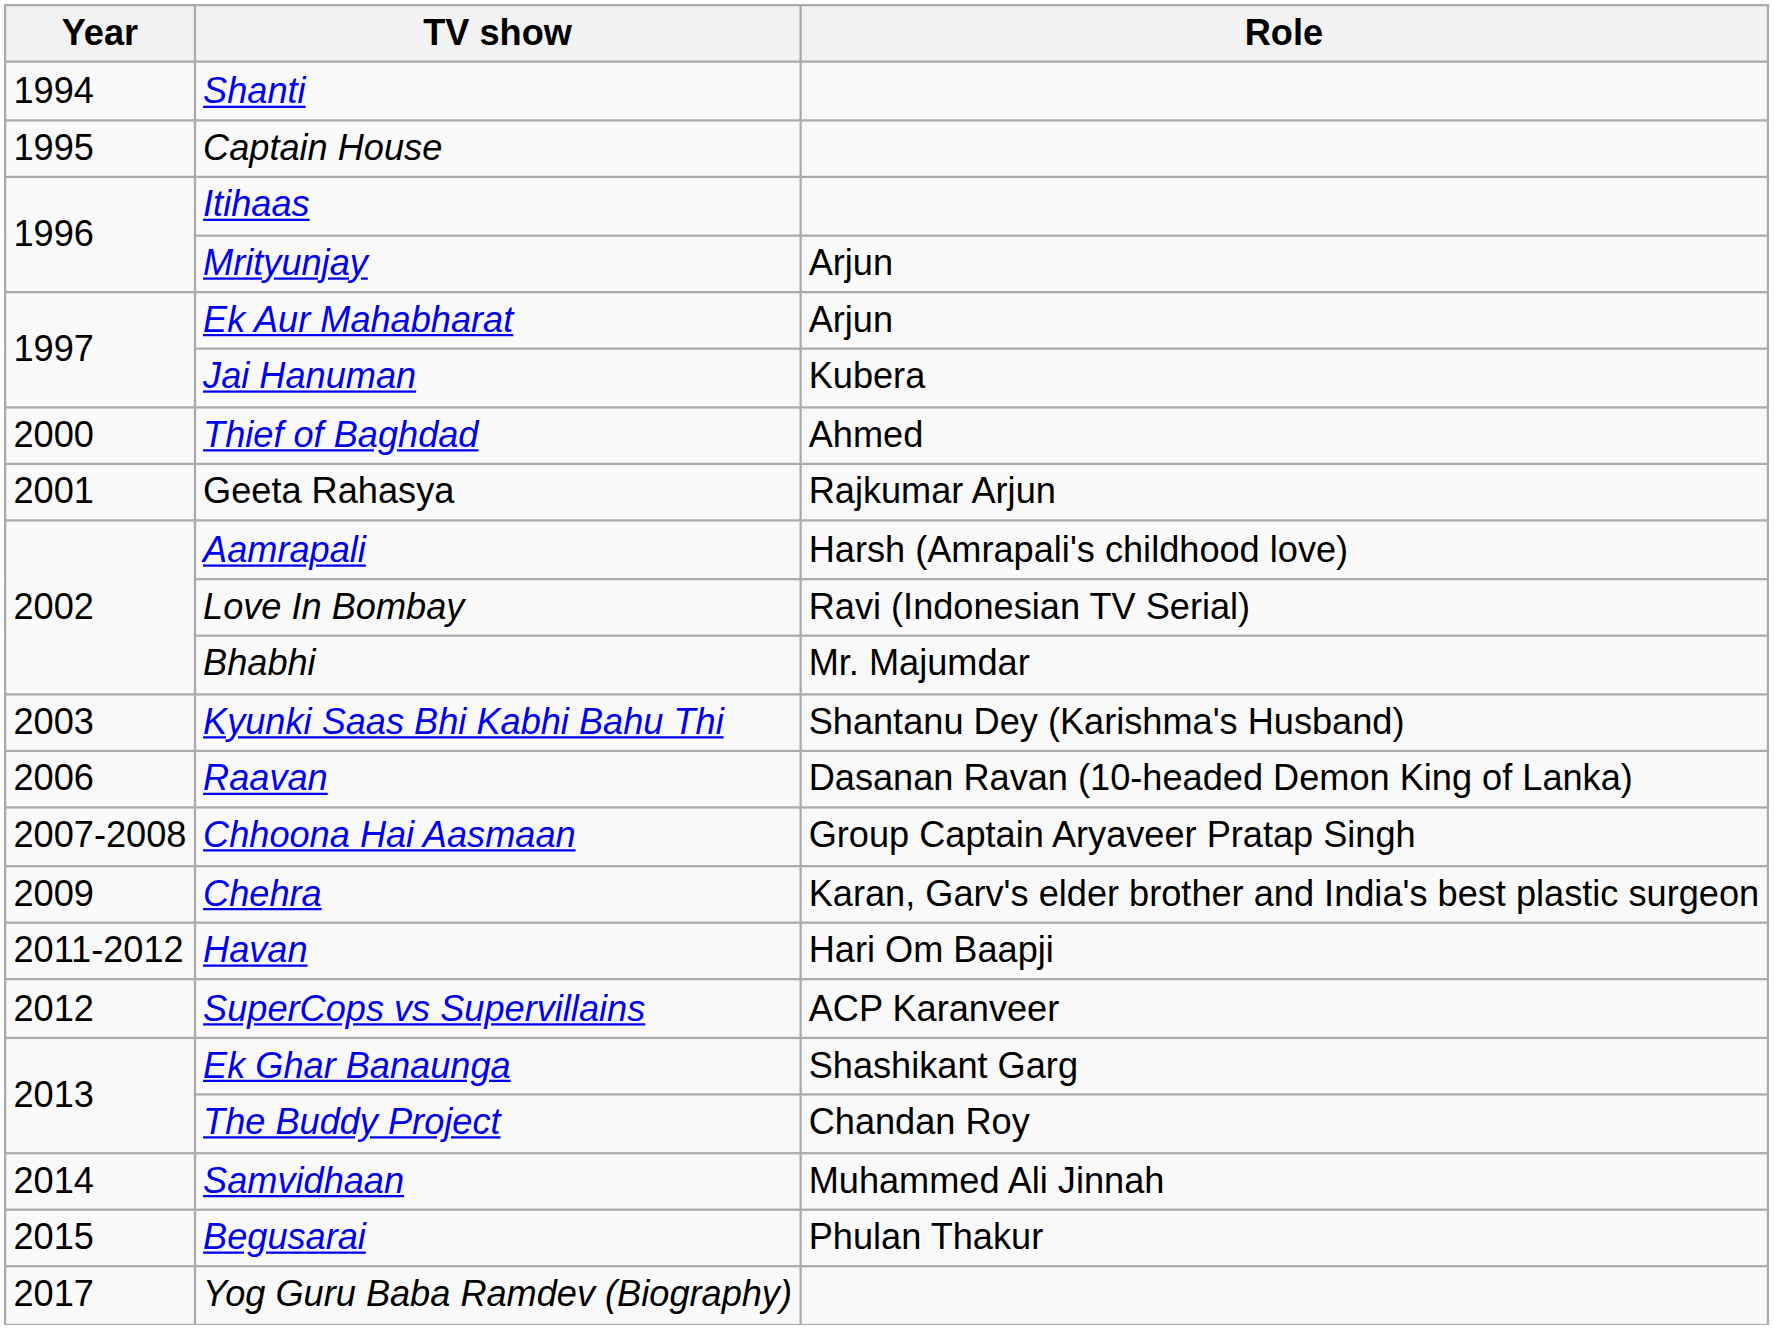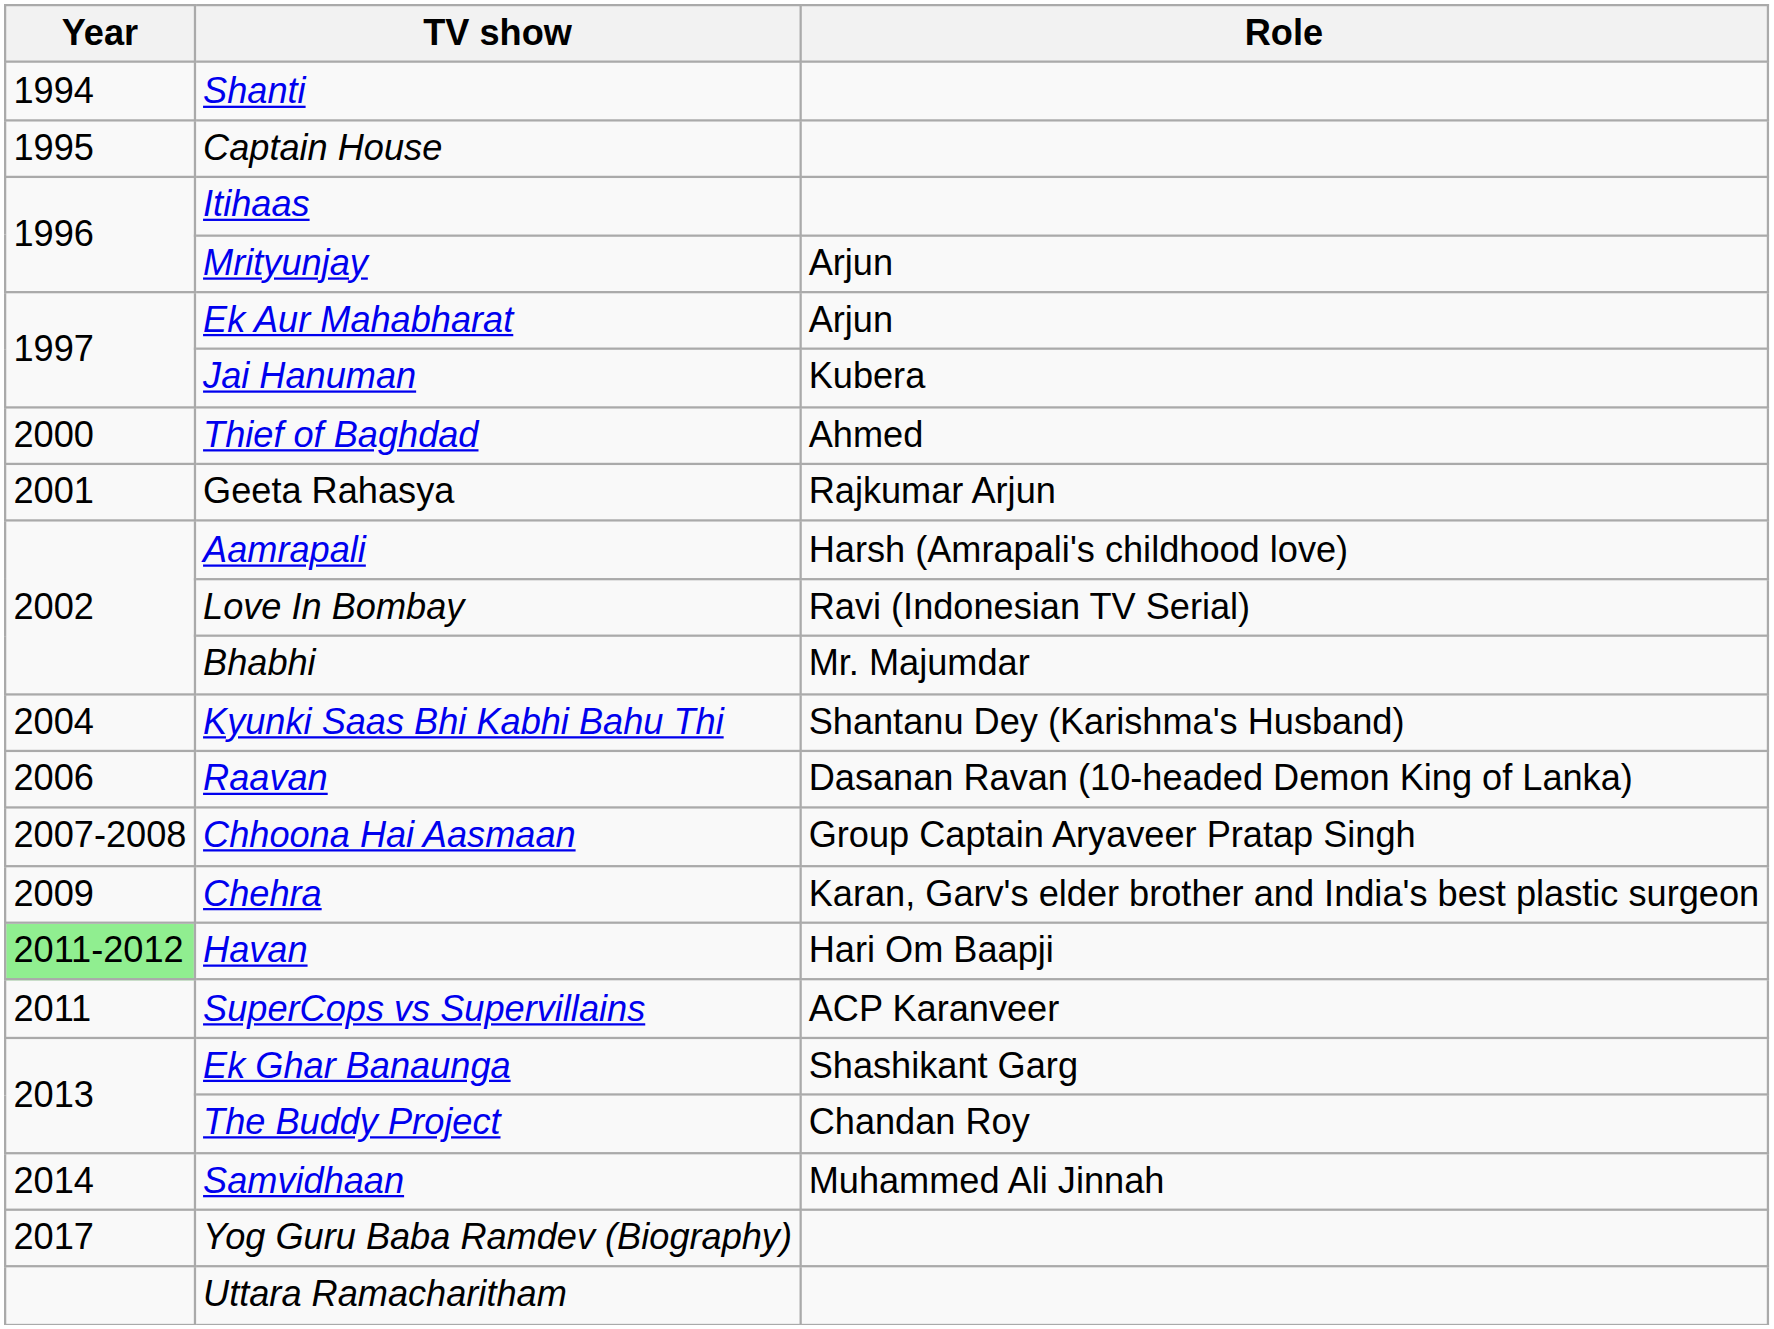(54, 721) 2003 -> (54, 721) 2004
(99, 950) no background -> (99, 950) lightgreen background
(54, 1008) 2012 -> (52, 1008) 2011
- row: (284, 1237)
+ row: (385, 1294)
